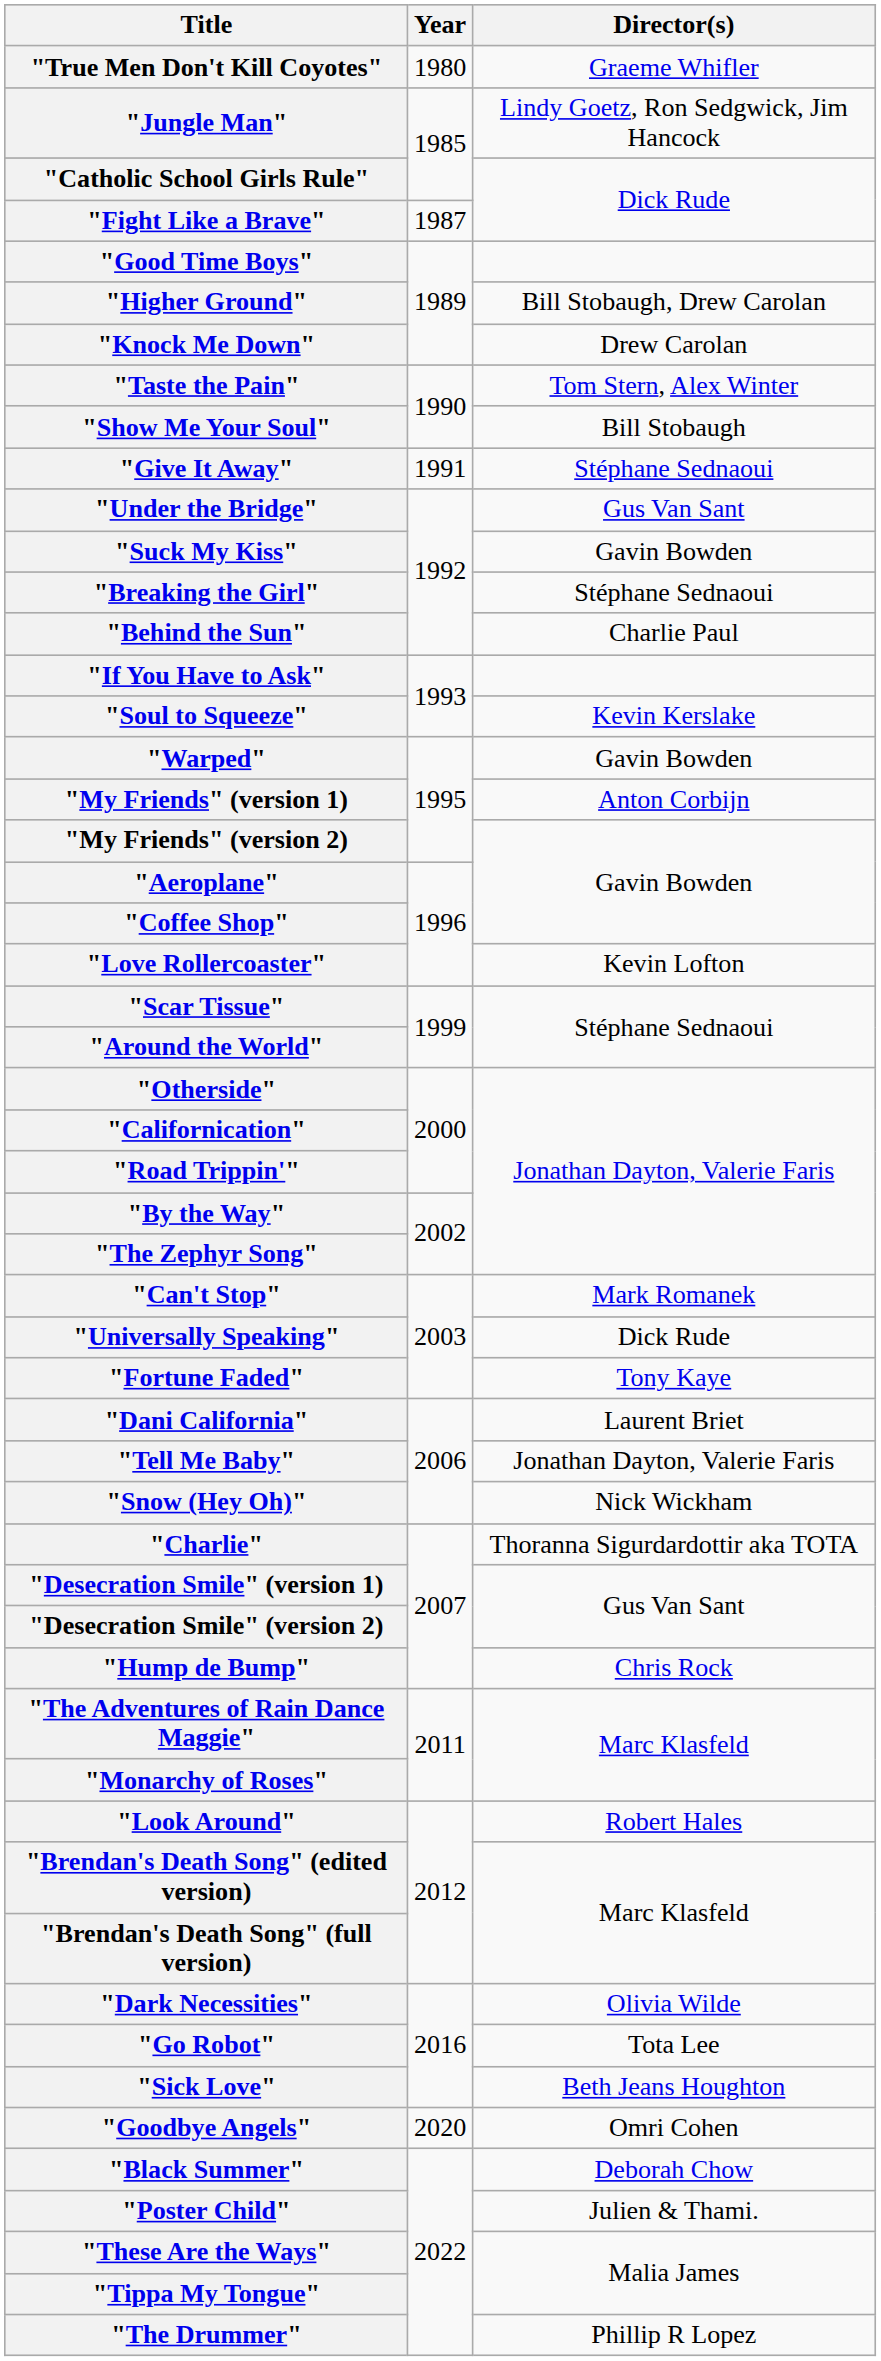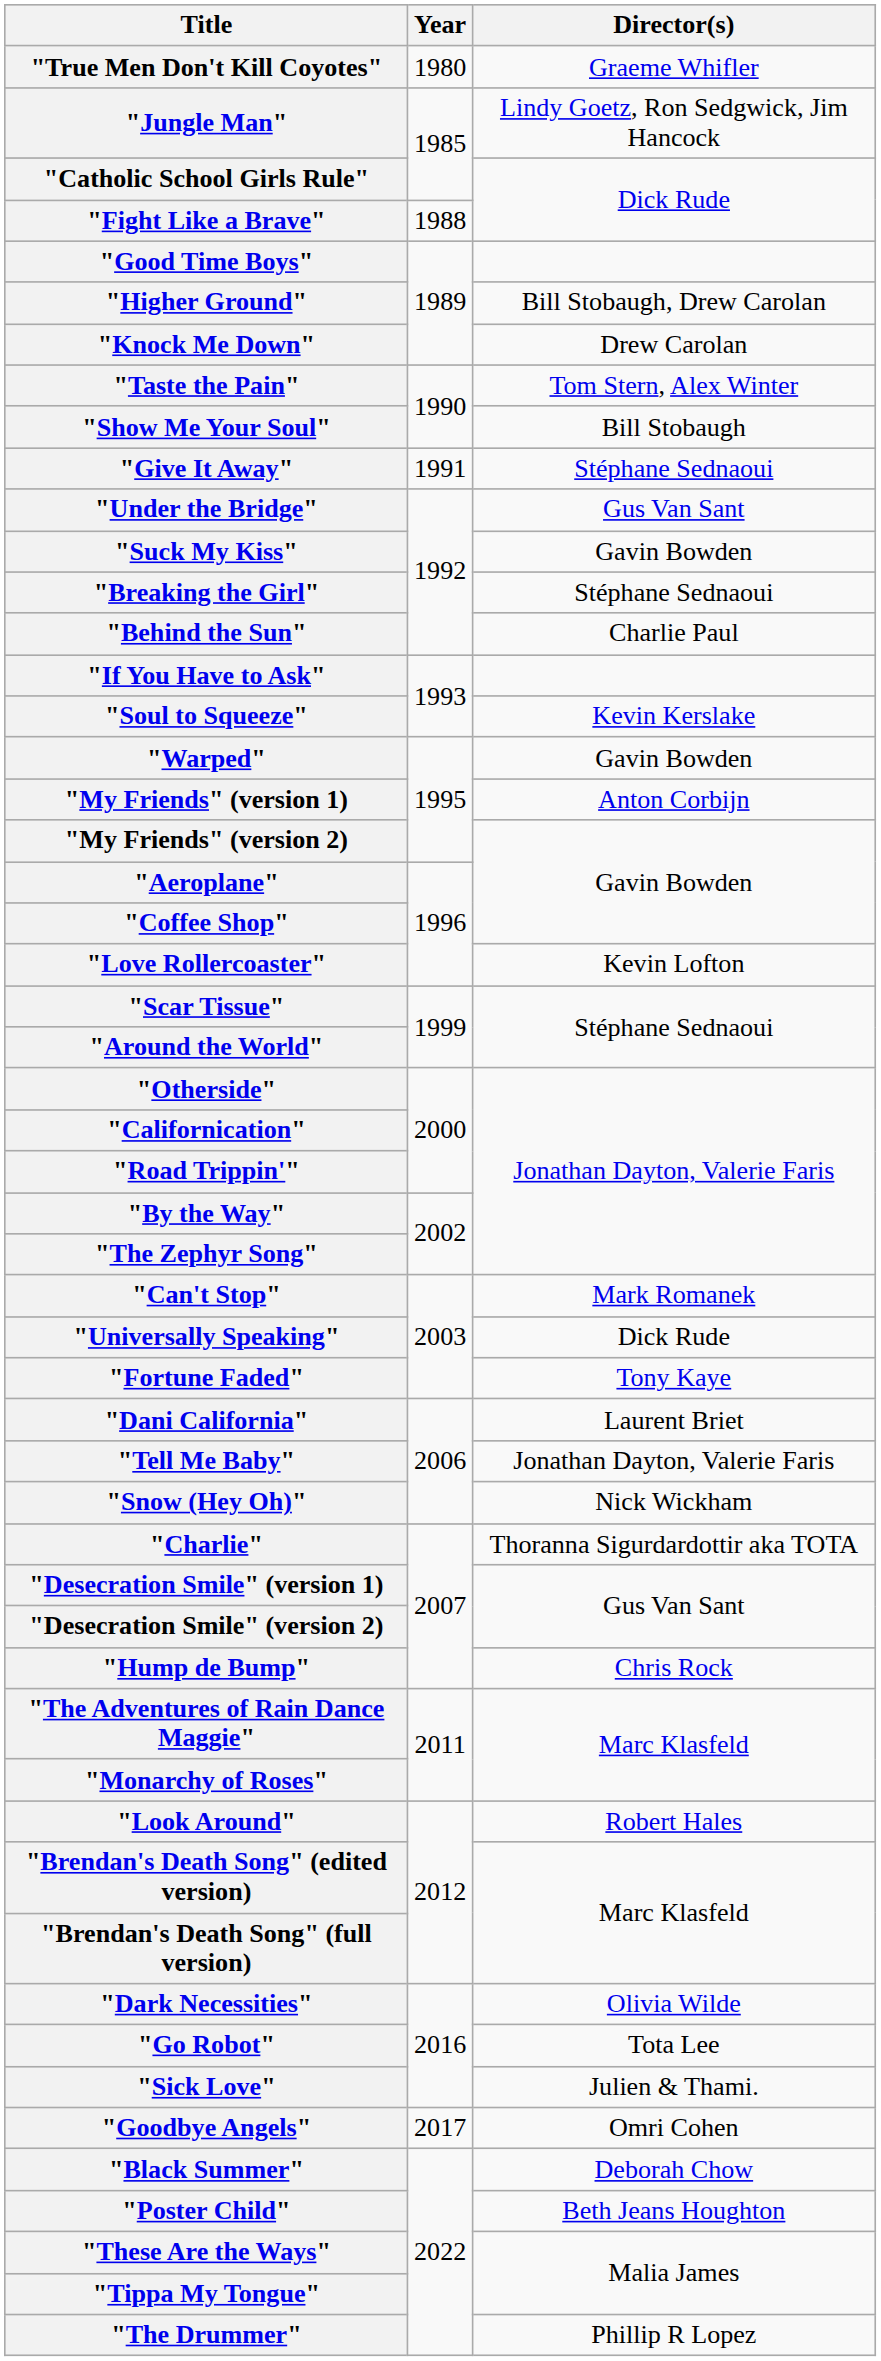(440, 219) 1987 -> (440, 219) 1988
(674, 2086) Beth Jeans Houghton -> (674, 2086) Julien & Thami.
(440, 2127) 2020 -> (440, 2127) 2017
(674, 2210) Julien & Thami. -> (674, 2210) Beth Jeans Houghton
